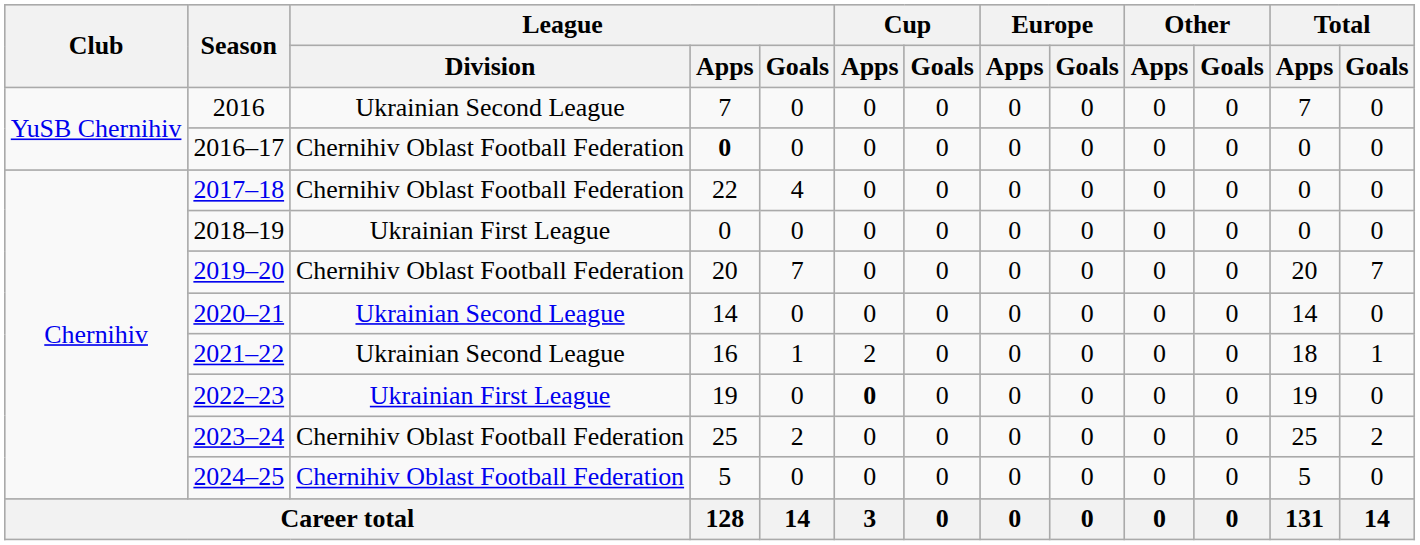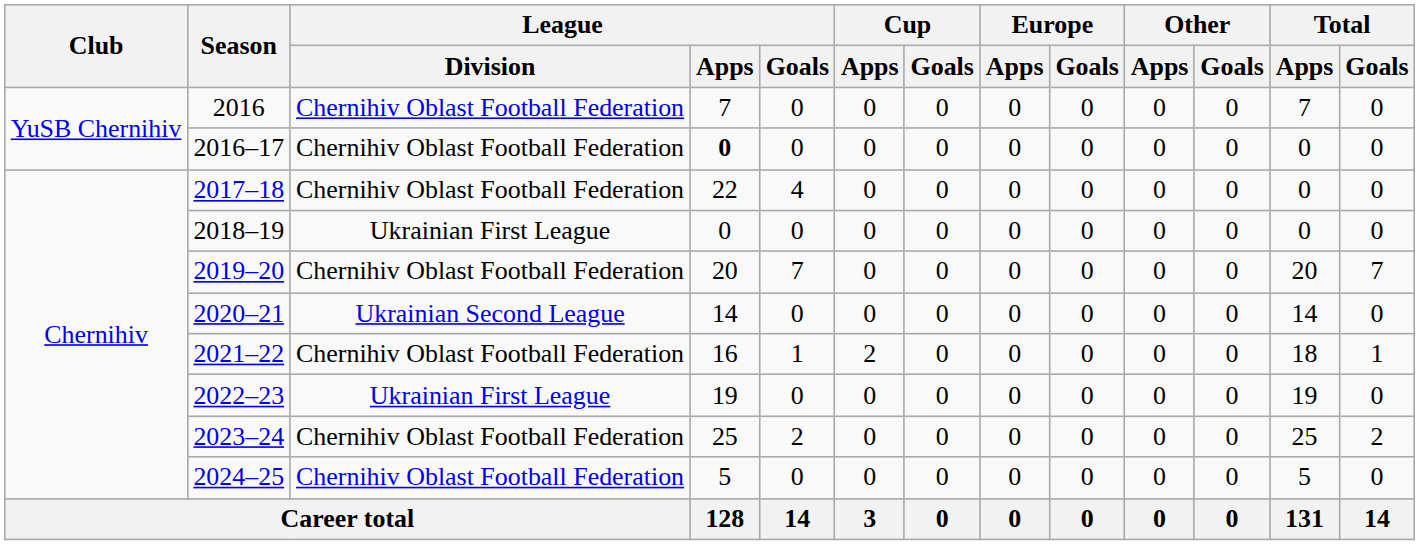(490, 107) Ukrainian Second League -> (490, 107) Chernihiv Oblast Football Federation
(490, 353) Ukrainian Second League -> (490, 353) Chernihiv Oblast Football Federation
(870, 395) bold -> (870, 395) normal
